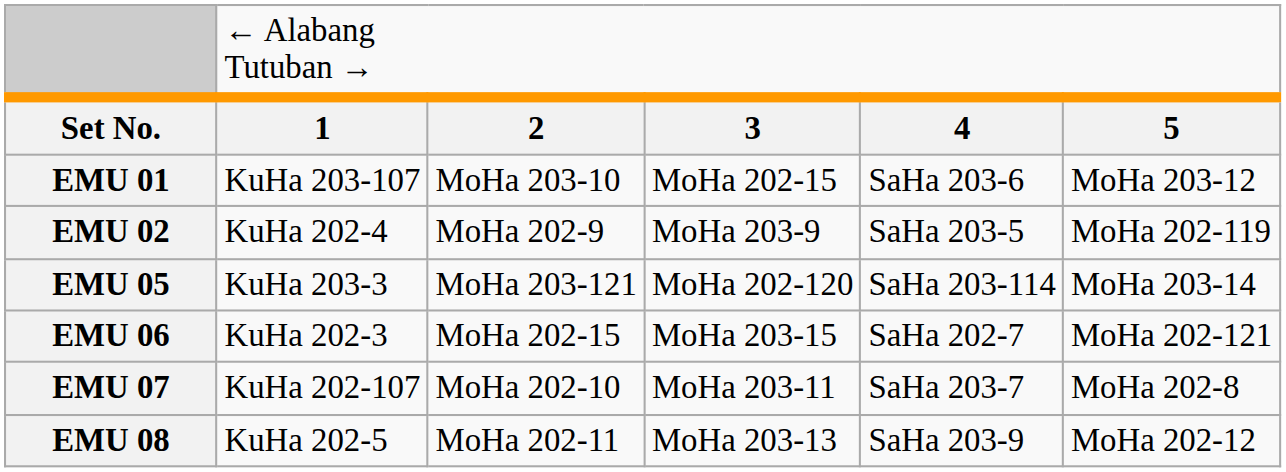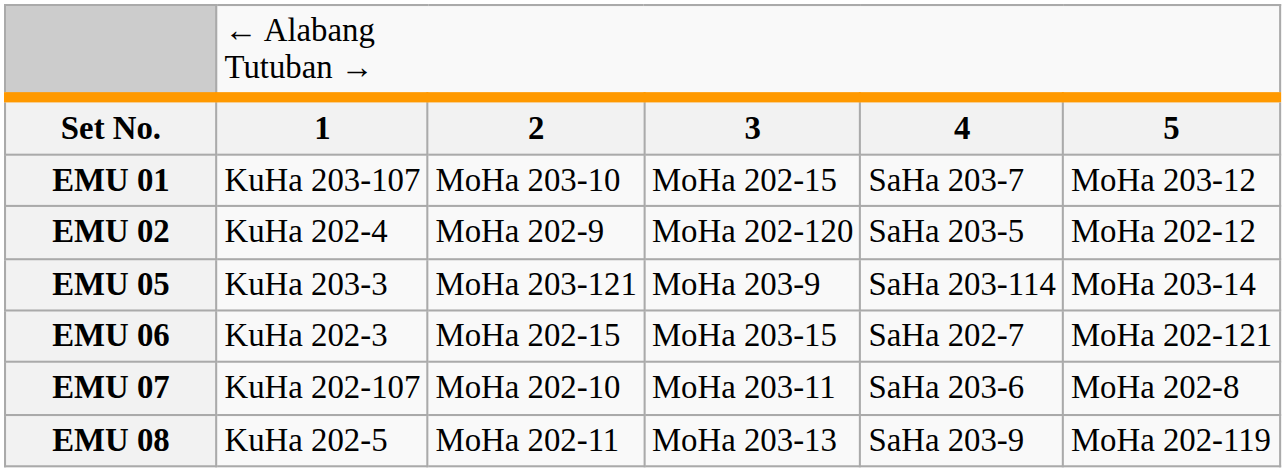(946, 179) SaHa 203-6 -> (946, 179) SaHa 203-7
(736, 231) MoHa 203-9 -> (753, 231) MoHa 202-120
(1171, 231) MoHa 202-119 -> (1163, 231) MoHa 202-12
(753, 283) MoHa 202-120 -> (736, 283) MoHa 203-9
(946, 387) SaHa 203-7 -> (946, 387) SaHa 203-6
(1163, 439) MoHa 202-12 -> (1171, 439) MoHa 202-119
